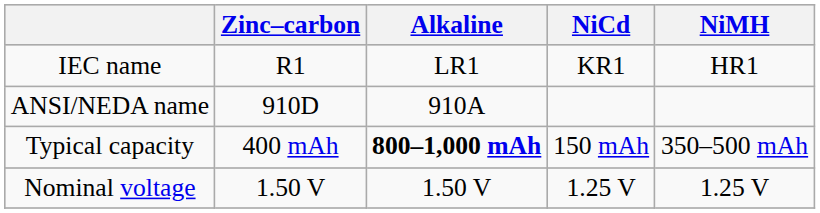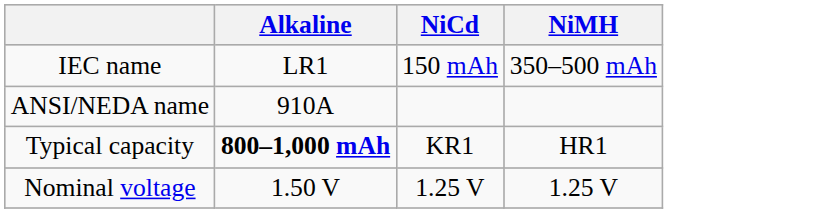- column: (291, 24)
(601, 65) KR1 -> (450, 65) 150 mAh
(735, 65) HR1 -> (583, 65) 350–500 mAh
(601, 146) 150 mAh -> (450, 146) KR1
(735, 146) 350–500 mAh -> (583, 146) HR1
